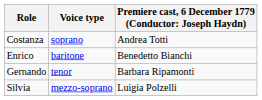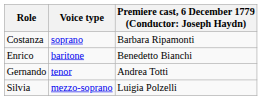(143, 39) Andrea Totti -> (156, 39) Barbara Ripamonti
(156, 71) Barbara Ripamonti -> (143, 71) Andrea Totti
